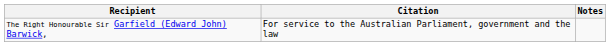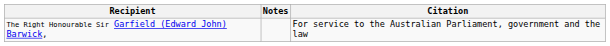columns swapped: (418, 12) <-> (590, 12)
